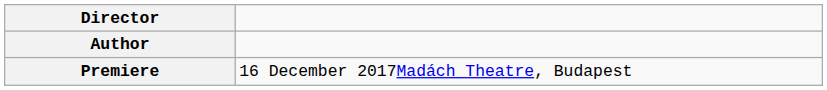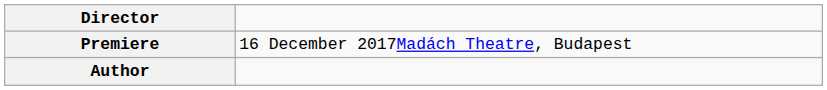rows swapped: (120, 71) <-> (120, 45)
